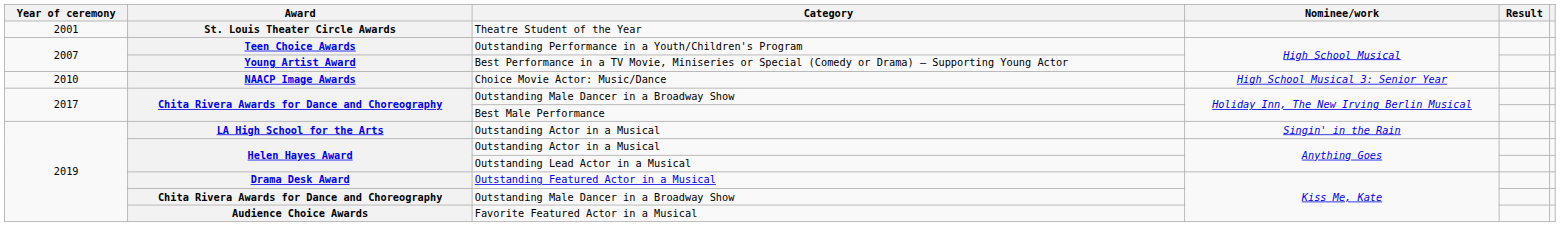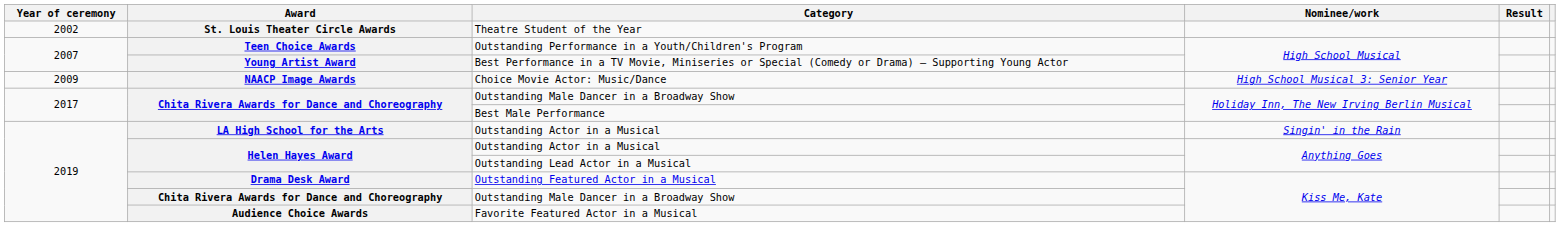(66, 30) 2001 -> (66, 30) 2002
(66, 80) 2010 -> (66, 80) 2009
